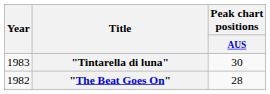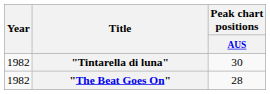(18, 62) 1983 -> (18, 62) 1982
